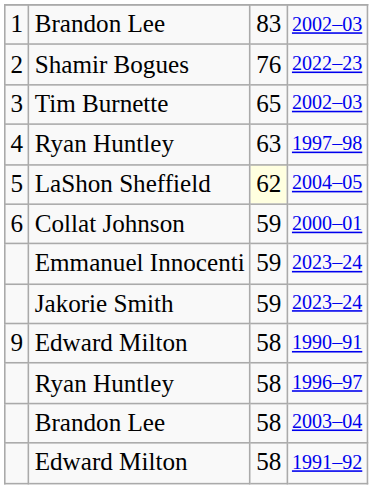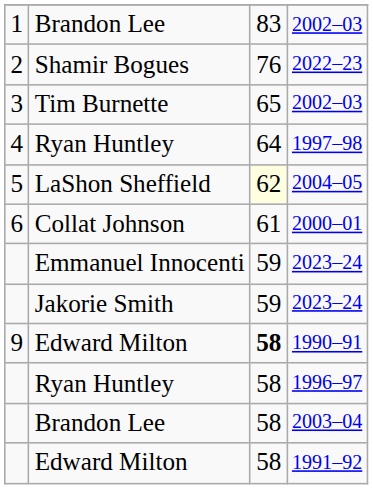(269, 143) 63 -> (269, 143) 64
(269, 223) 59 -> (269, 223) 61
(269, 343) normal -> (269, 343) bold
